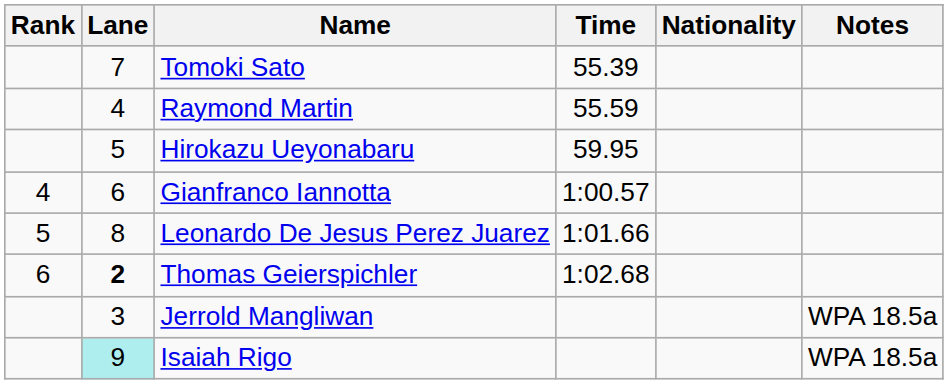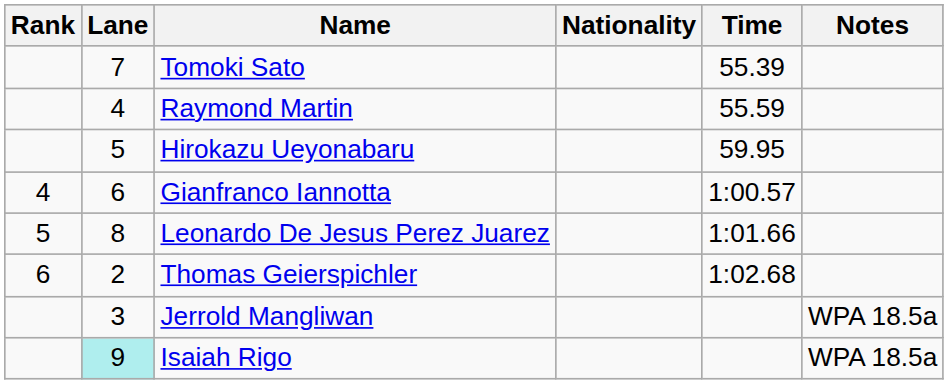columns swapped: (729, 25) <-> (606, 25)
(118, 274) bold -> (118, 274) normal
